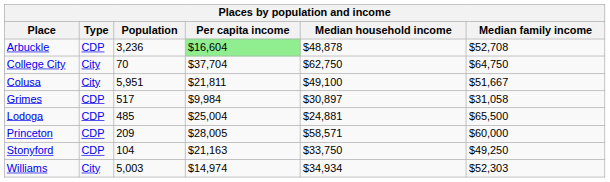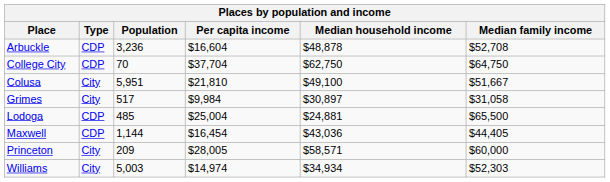(208, 47) lightgreen background -> (208, 47) no background
(91, 64) City -> (93, 64) CDP
(207, 82) $21,811 -> (208, 82) $21,810
(93, 99) CDP -> (91, 99) City
+ row: (26, 133)
(93, 133) CDP -> (91, 151) City
- row: (30, 151)
